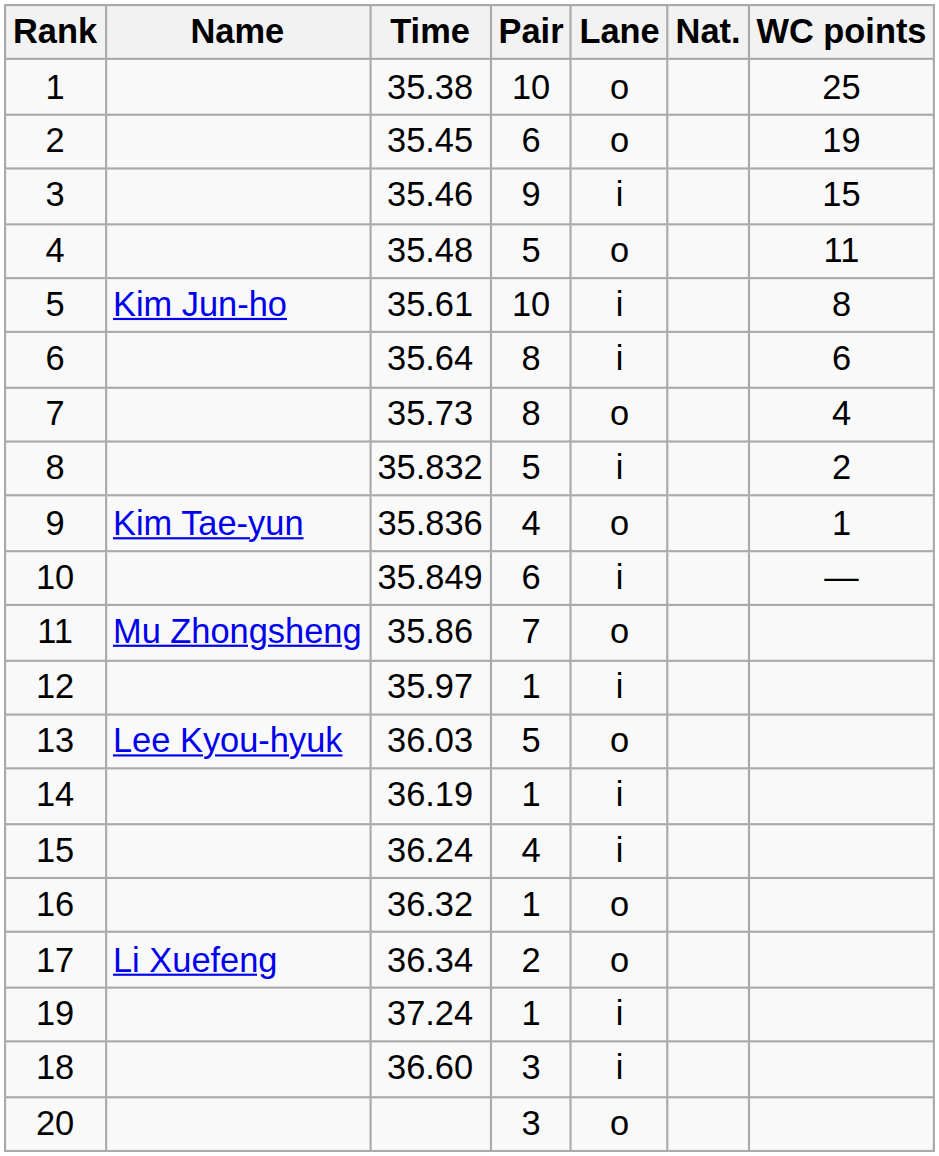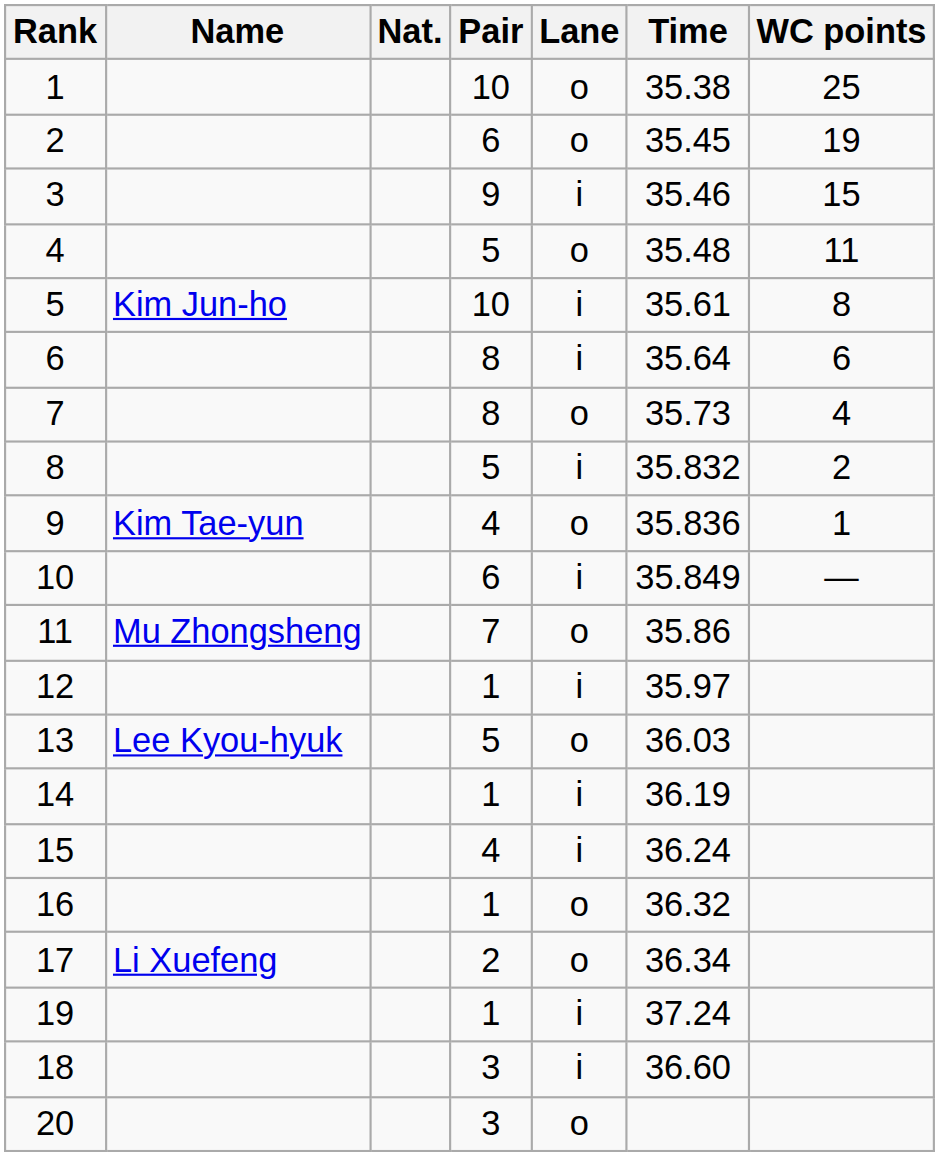columns swapped: (708, 31) <-> (430, 31)
